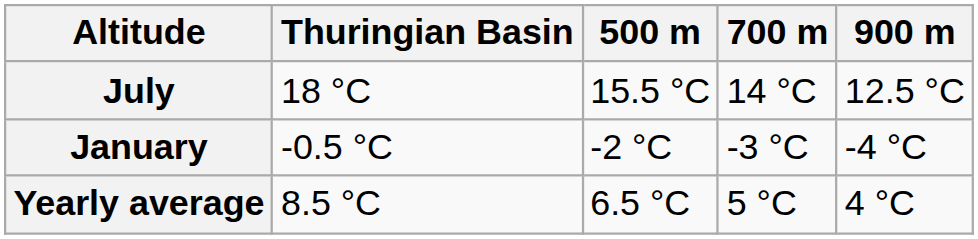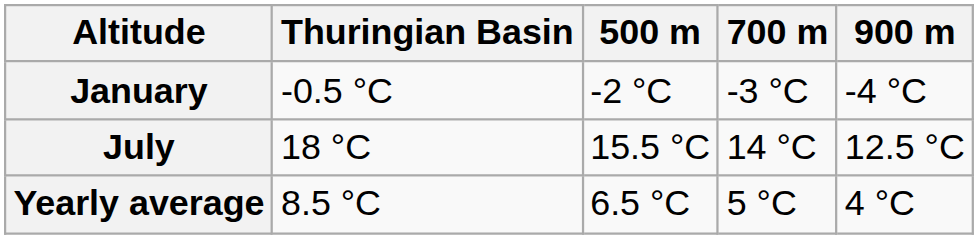rows swapped: (139, 89) <-> (139, 146)
